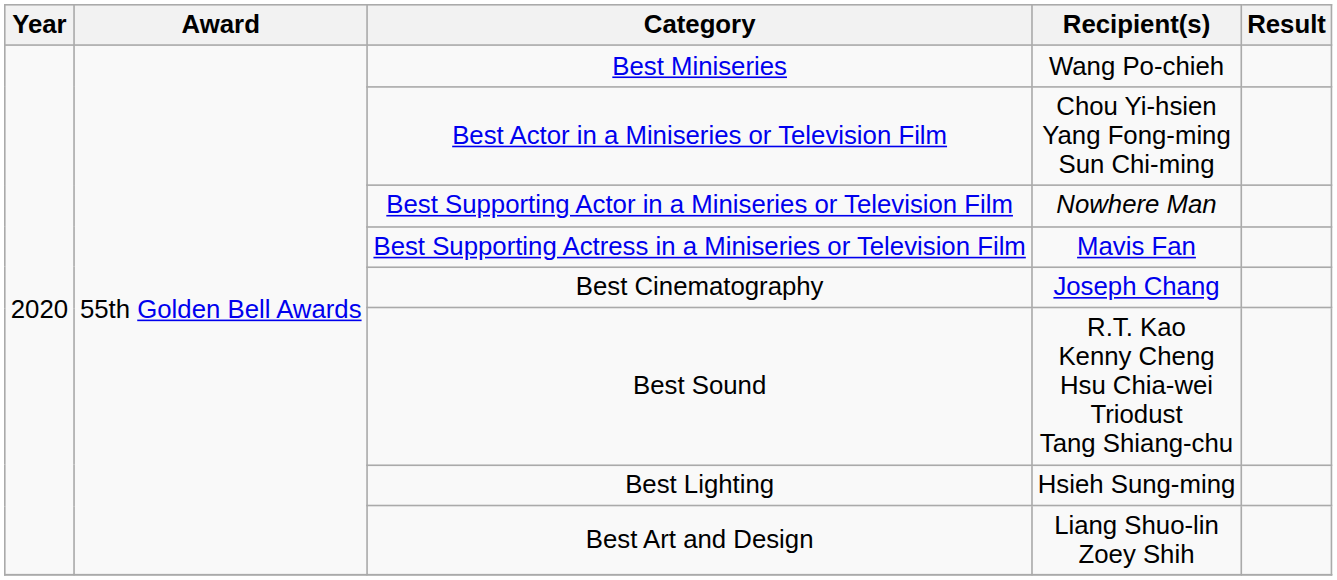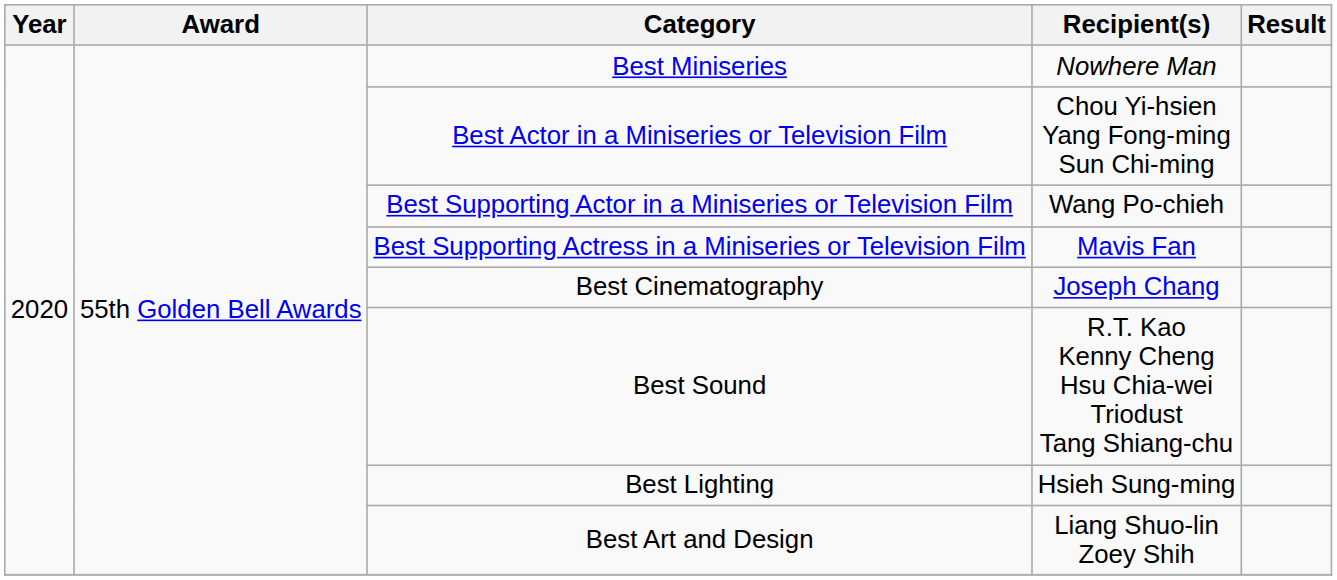(1136, 65) Wang Po-chieh -> (1136, 65) Nowhere Man
(1136, 205) Nowhere Man -> (1136, 205) Wang Po-chieh
